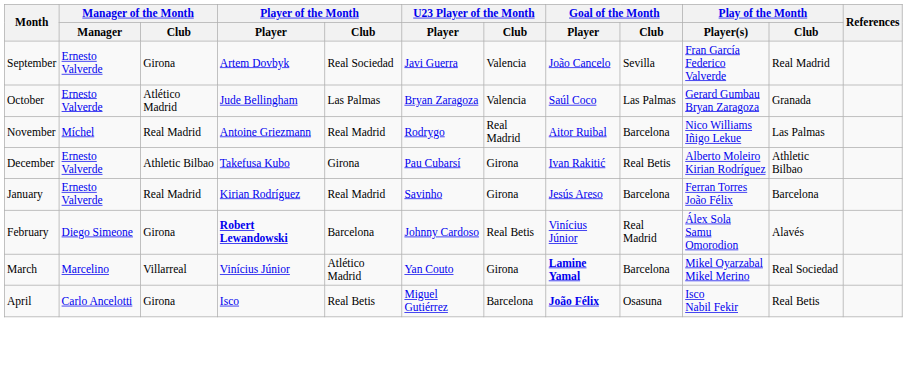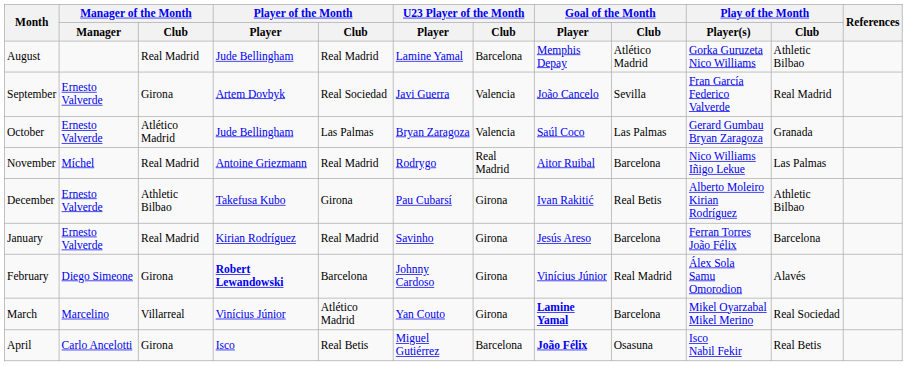+ row: (24, 56)
(510, 232) Real Betis -> (491, 276) Girona
